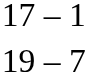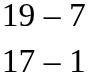rows swapped: (44, 61) <-> (44, 15)
